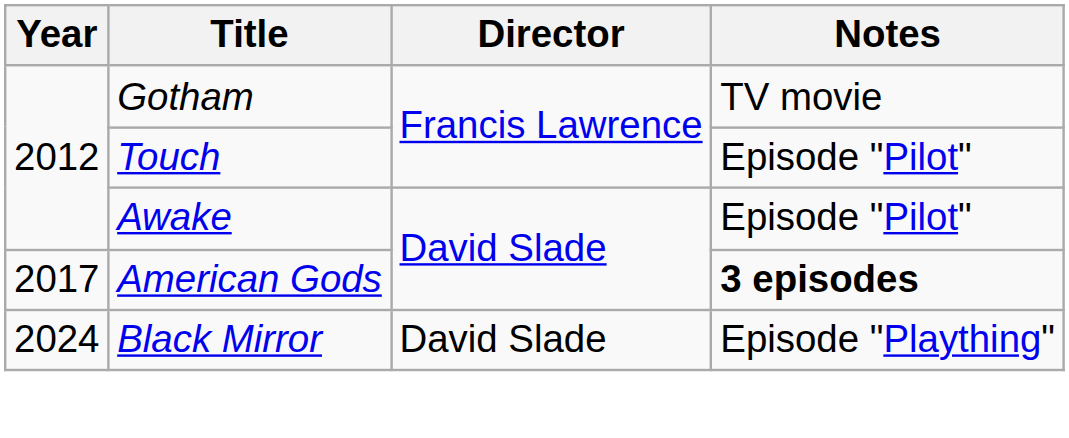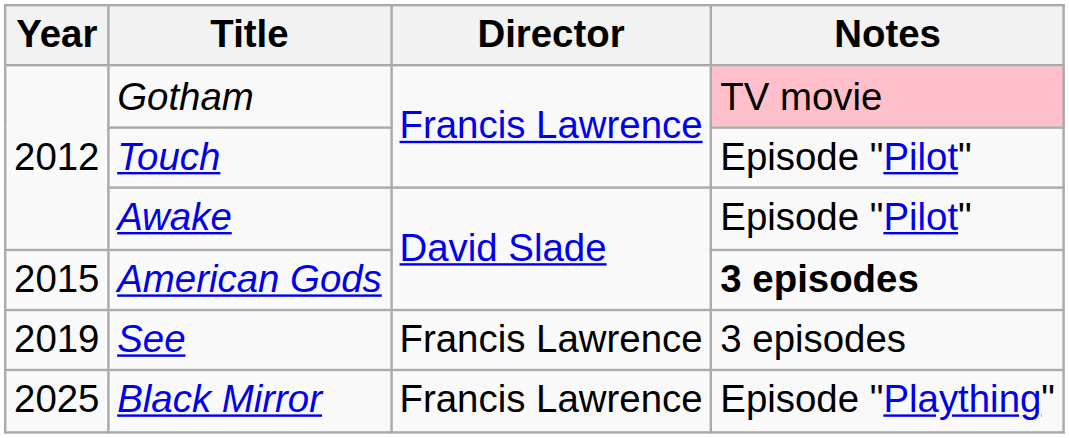(801, 95) no background -> (801, 95) pink background
(57, 278) 2017 -> (57, 278) 2015
+ row: (151, 339)
(57, 339) 2024 -> (57, 400) 2025
(503, 339) David Slade -> (551, 400) Francis Lawrence
